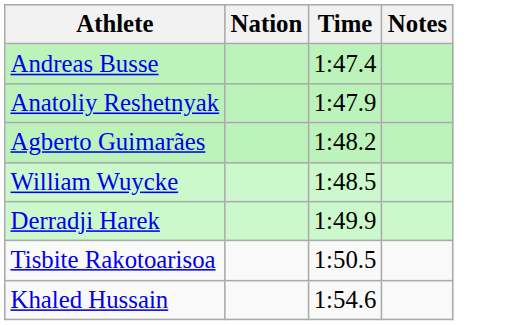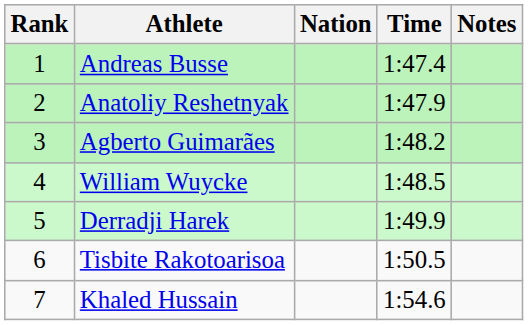+ column: (39, 24)
